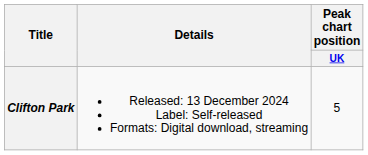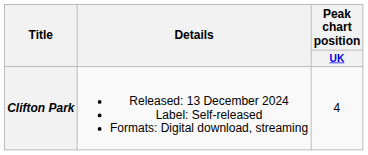(337, 108) 5 -> (337, 108) 4
